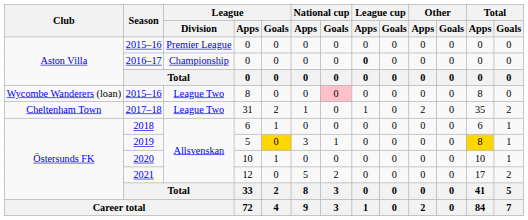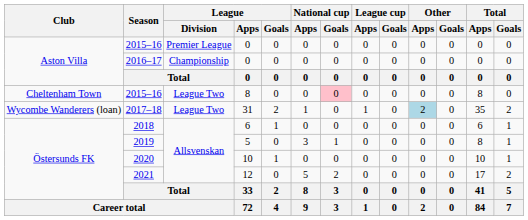(366, 61) bold -> (366, 61) normal
(64, 93) Wycombe Wanderers (loan) -> (64, 93) Cheltenham Town
(64, 110) Cheltenham Town -> (64, 110) Wycombe Wanderers (loan)
(423, 110) no background -> (423, 110) lightblue background
(276, 142) gold background -> (276, 142) no background
(480, 142) gold background -> (480, 142) no background
